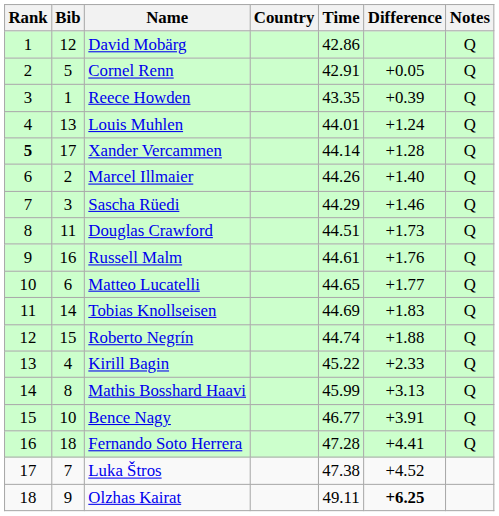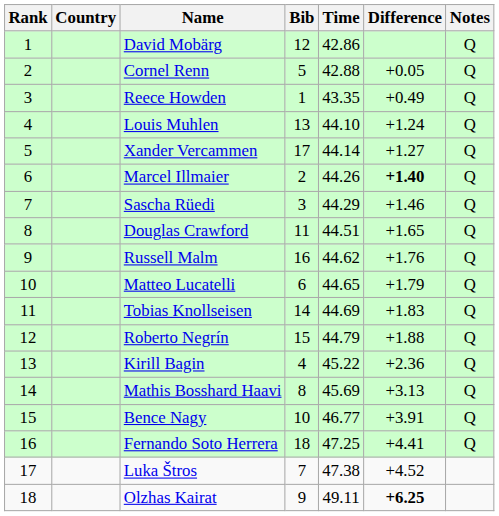columns swapped: (68, 17) <-> (284, 17)
(341, 71) 42.91 -> (341, 71) 42.88
(405, 97) +0.39 -> (405, 97) +0.49
(341, 124) 44.01 -> (341, 124) 44.10
(28, 151) bold -> (28, 151) normal
(405, 151) +1.28 -> (405, 151) +1.27
(405, 177) normal -> (405, 177) bold
(405, 230) +1.73 -> (405, 230) +1.65
(341, 257) 44.61 -> (341, 257) 44.62
(405, 284) +1.77 -> (405, 284) +1.79
(341, 337) 44.74 -> (341, 337) 44.79
(405, 364) +2.33 -> (405, 364) +2.36
(341, 390) 45.99 -> (341, 390) 45.69
(341, 444) 47.28 -> (341, 444) 47.25
